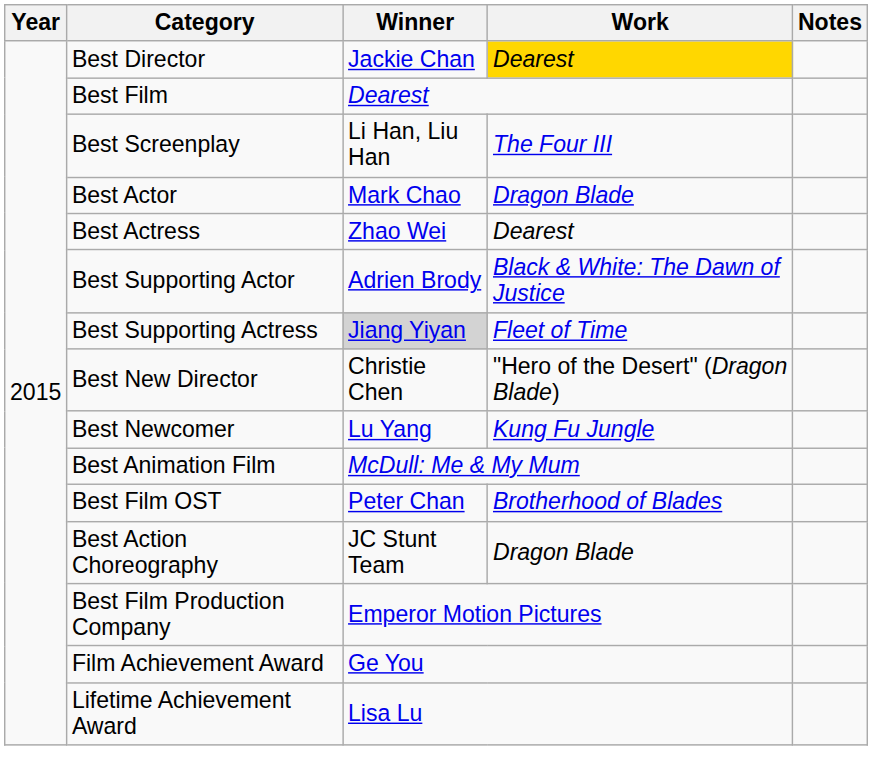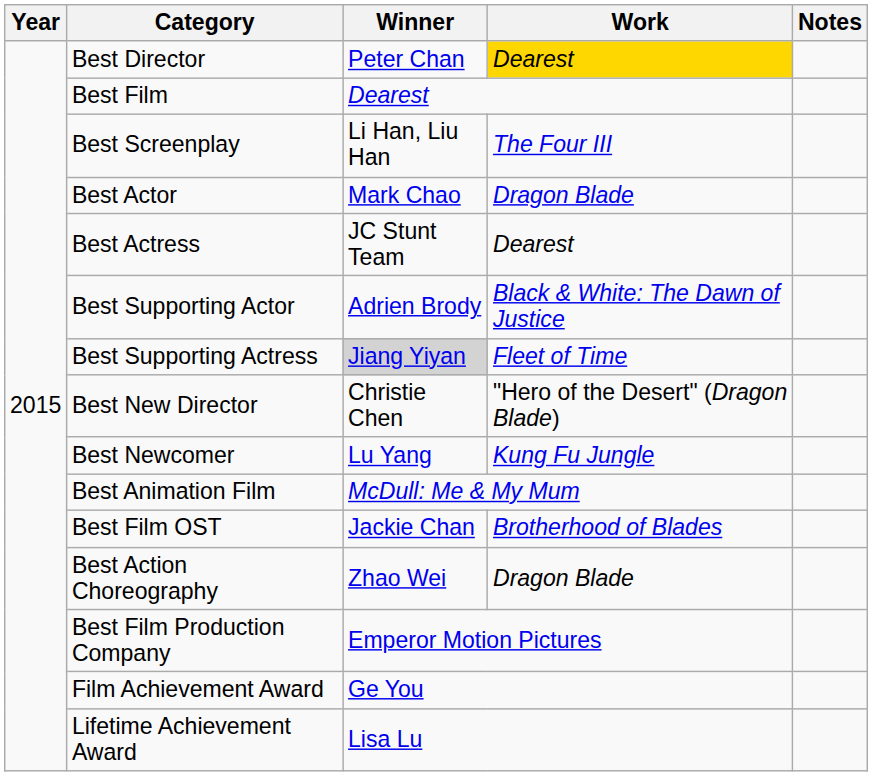(411, 59) Jackie Chan -> (406, 59) Peter Chan
(397, 231) Zhao Wei -> (392, 244) JC Stunt Team
(406, 502) Peter Chan -> (411, 528) Jackie Chan
(392, 551) JC Stunt Team -> (397, 577) Zhao Wei
